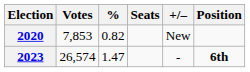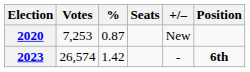(77, 35) 7,853 -> (77, 35) 7,253
(113, 35) 0.82 -> (113, 35) 0.87
(113, 56) 1.47 -> (113, 56) 1.42
